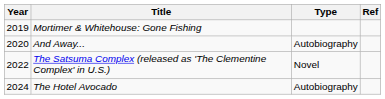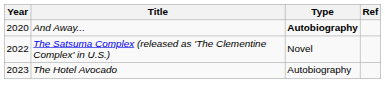- row: (117, 28)
(326, 43) normal -> (323, 28) bold
(18, 86) 2024 -> (18, 70) 2023
